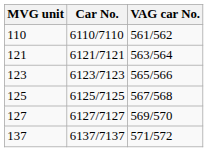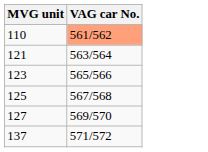- column: (97, 14)
(151, 34) no background -> (91, 34) lightsalmon background
